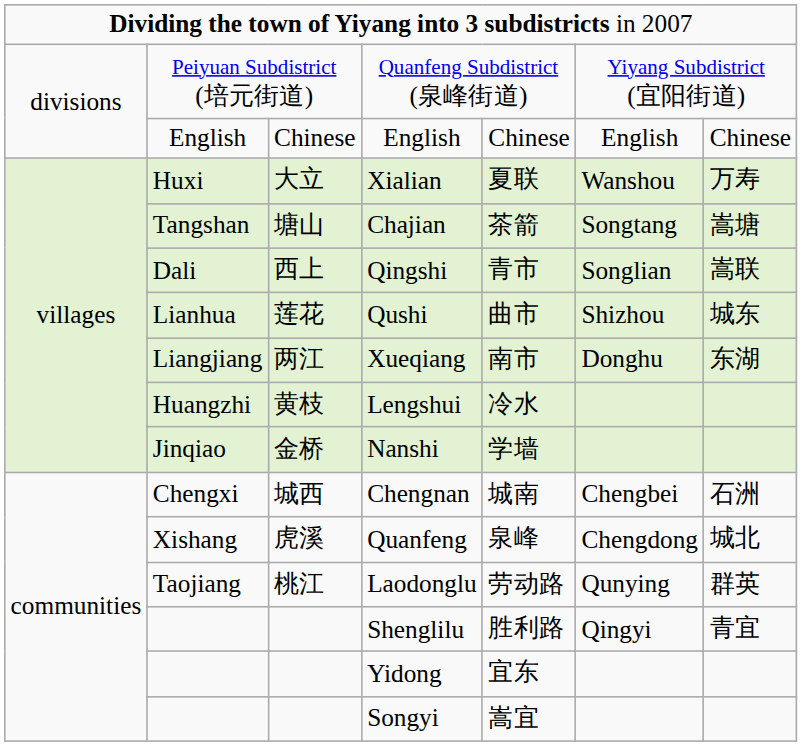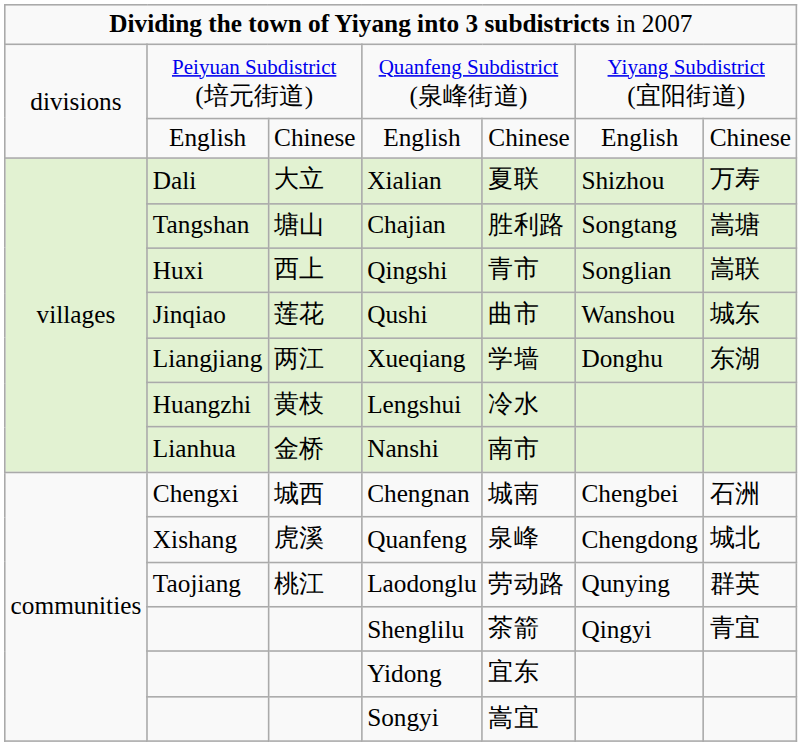(178, 180) Huxi -> (175, 180) Dali
(628, 180) Wanshou -> (623, 180) Shizhou
(514, 224) 茶箭 -> (526, 224) 胜利路
(175, 270) Dali -> (178, 270) Huxi
(194, 314) Lianhua -> (189, 314) Jinqiao
(623, 314) Shizhou -> (628, 314) Wanshou
(514, 358) 南市 -> (514, 358) 学墙
(189, 449) Jinqiao -> (194, 449) Lianhua
(514, 448) 学墙 -> (514, 448) 南市
(526, 627) 胜利路 -> (514, 627) 茶箭
